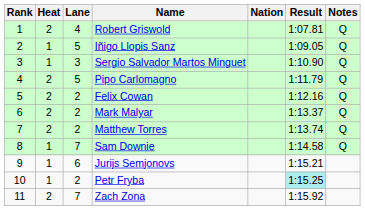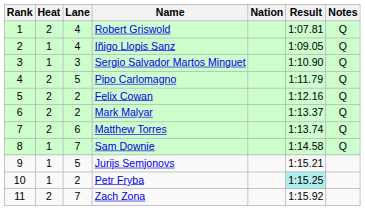(78, 46) 5 -> (78, 46) 4
(78, 130) 2 -> (78, 130) 6
(78, 163) 6 -> (78, 163) 5
